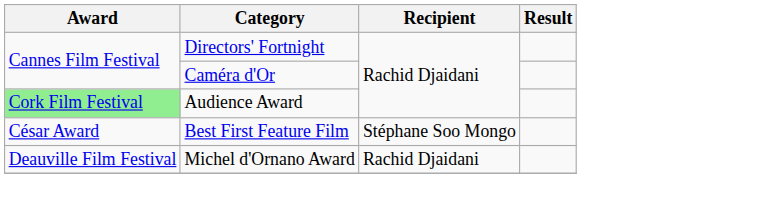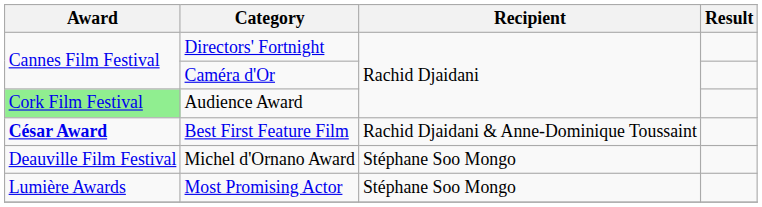(54, 131) normal -> (58, 131) bold
(439, 131) Stéphane Soo Mongo -> (530, 131) Rachid Djaidani & Anne-Dominique Toussaint
(421, 159) Rachid Djaidani -> (439, 159) Stéphane Soo Mongo
+ row: (263, 187)
